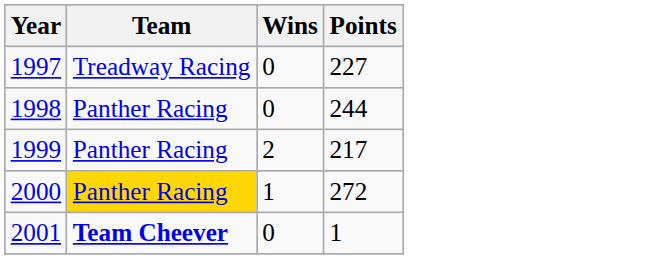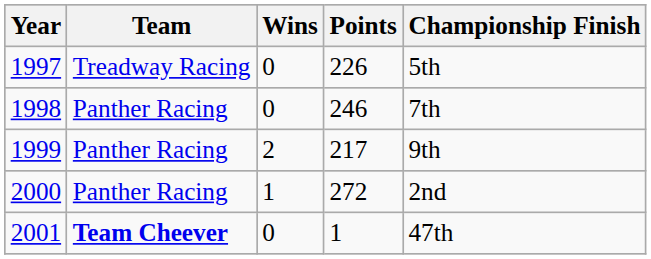+ column: (524, 25)
(348, 67) 227 -> (348, 67) 226
(348, 108) 244 -> (348, 108) 246
(150, 191) gold background -> (150, 191) no background
